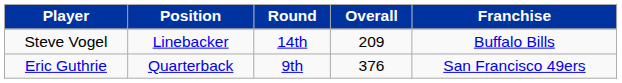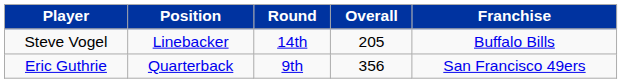(372, 41) 209 -> (372, 41) 205
(372, 66) 376 -> (372, 66) 356
